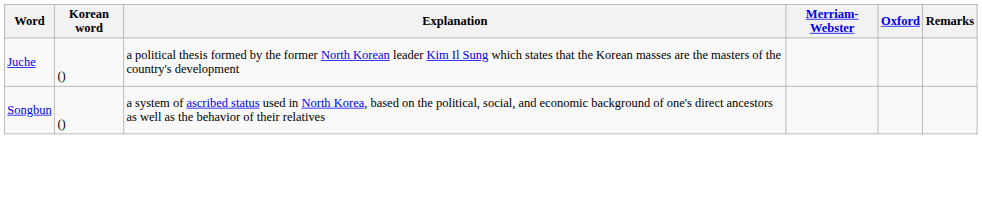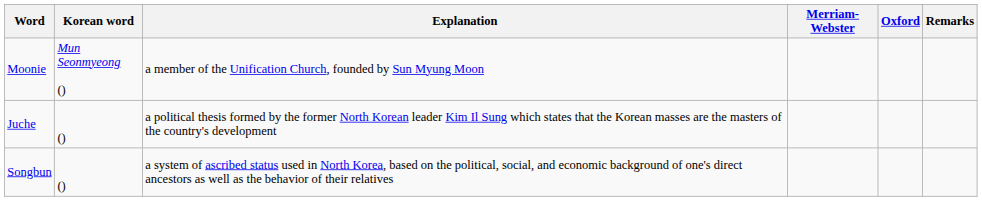+ row: (27, 69)
